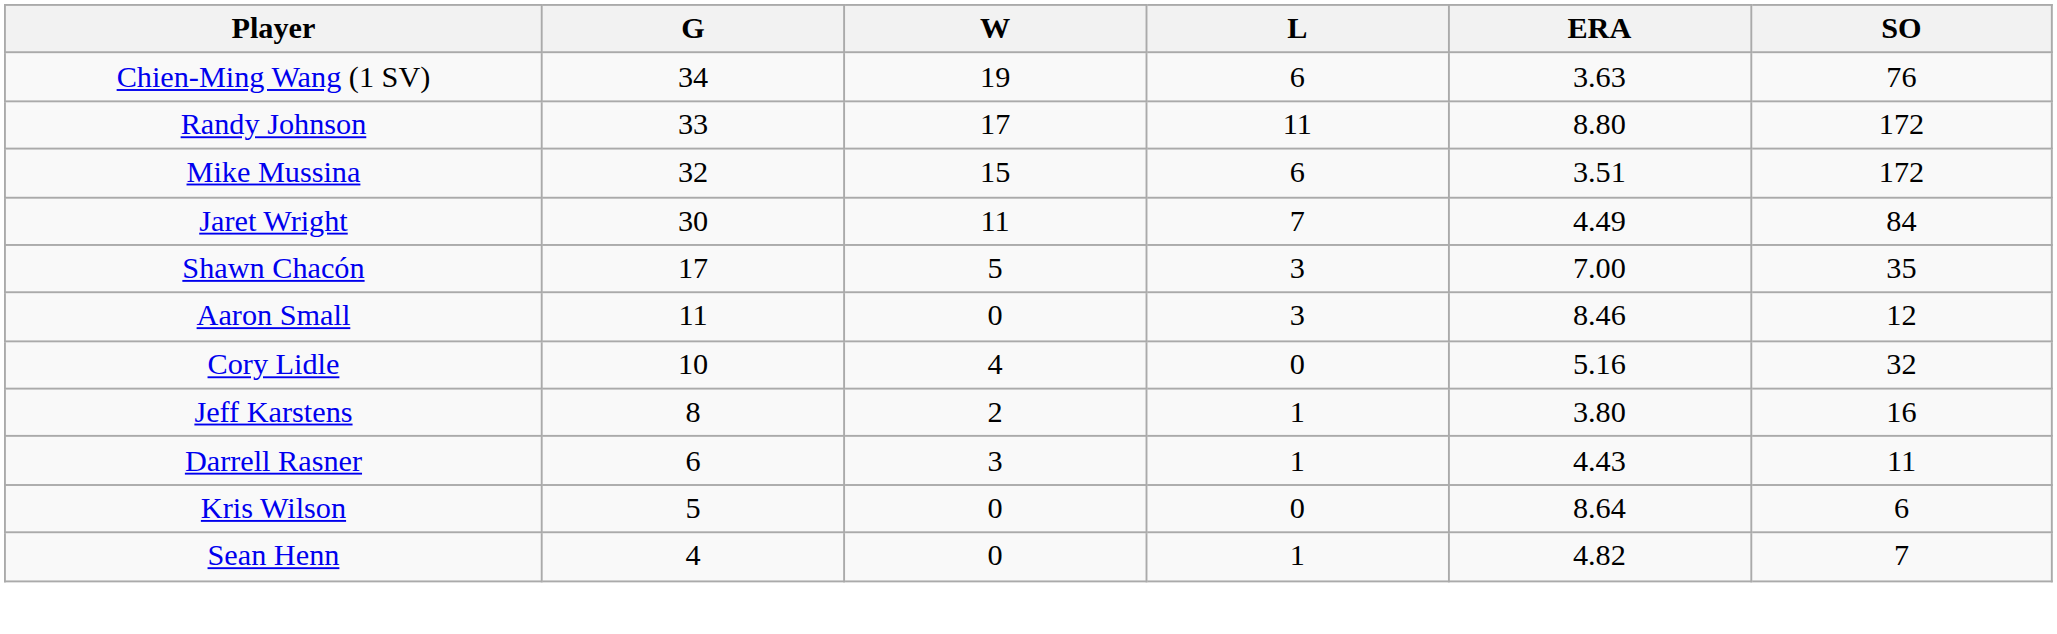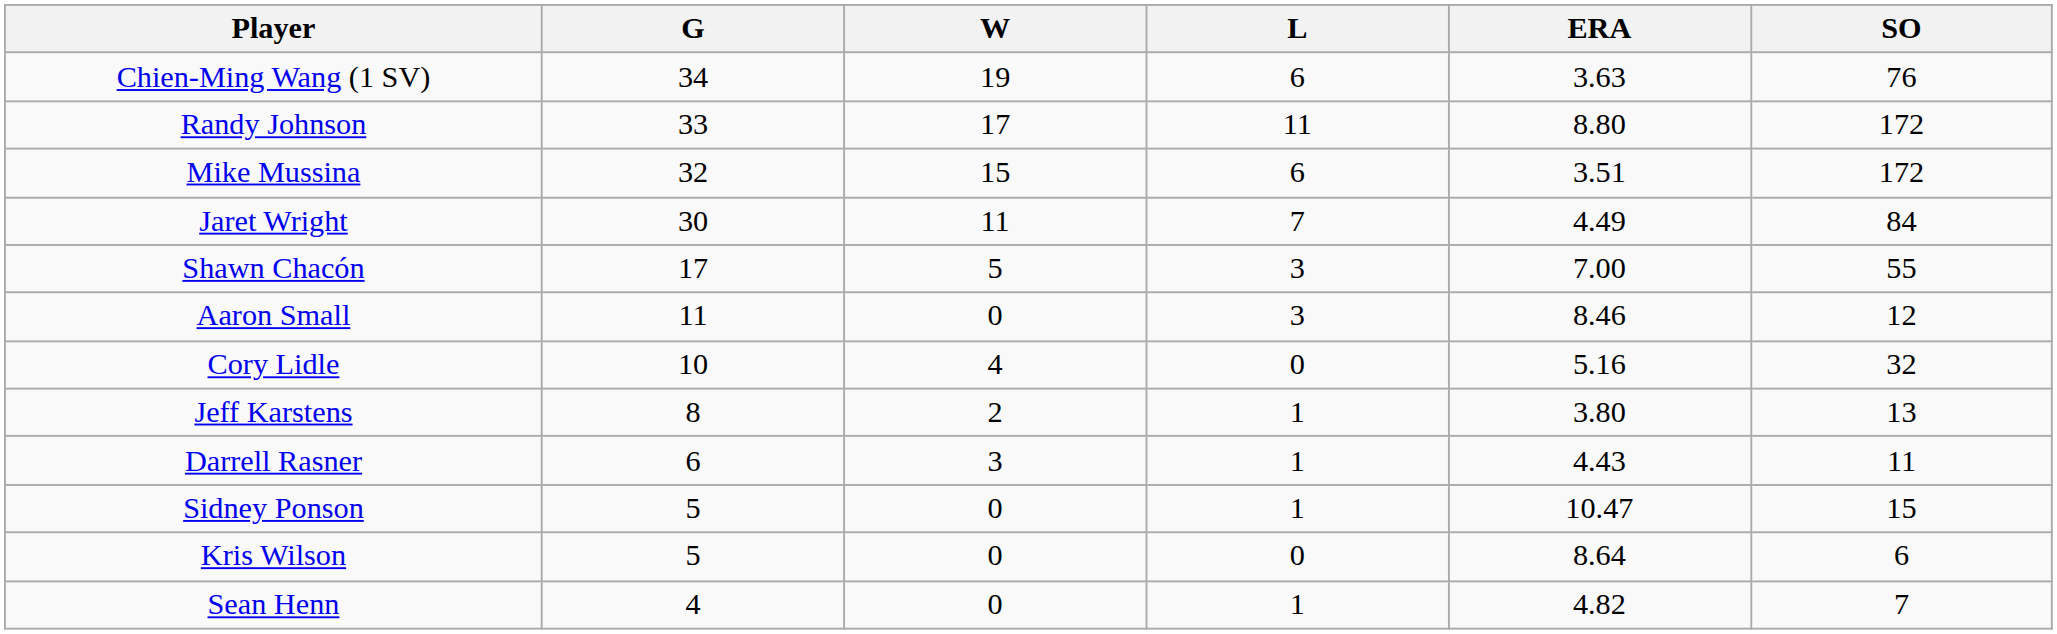(1901, 268) 35 -> (1901, 268) 55
(1901, 412) 16 -> (1901, 412) 13
+ row: (273, 508)
